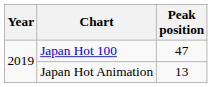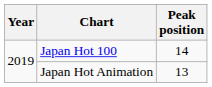(182, 51) 47 -> (182, 51) 14
